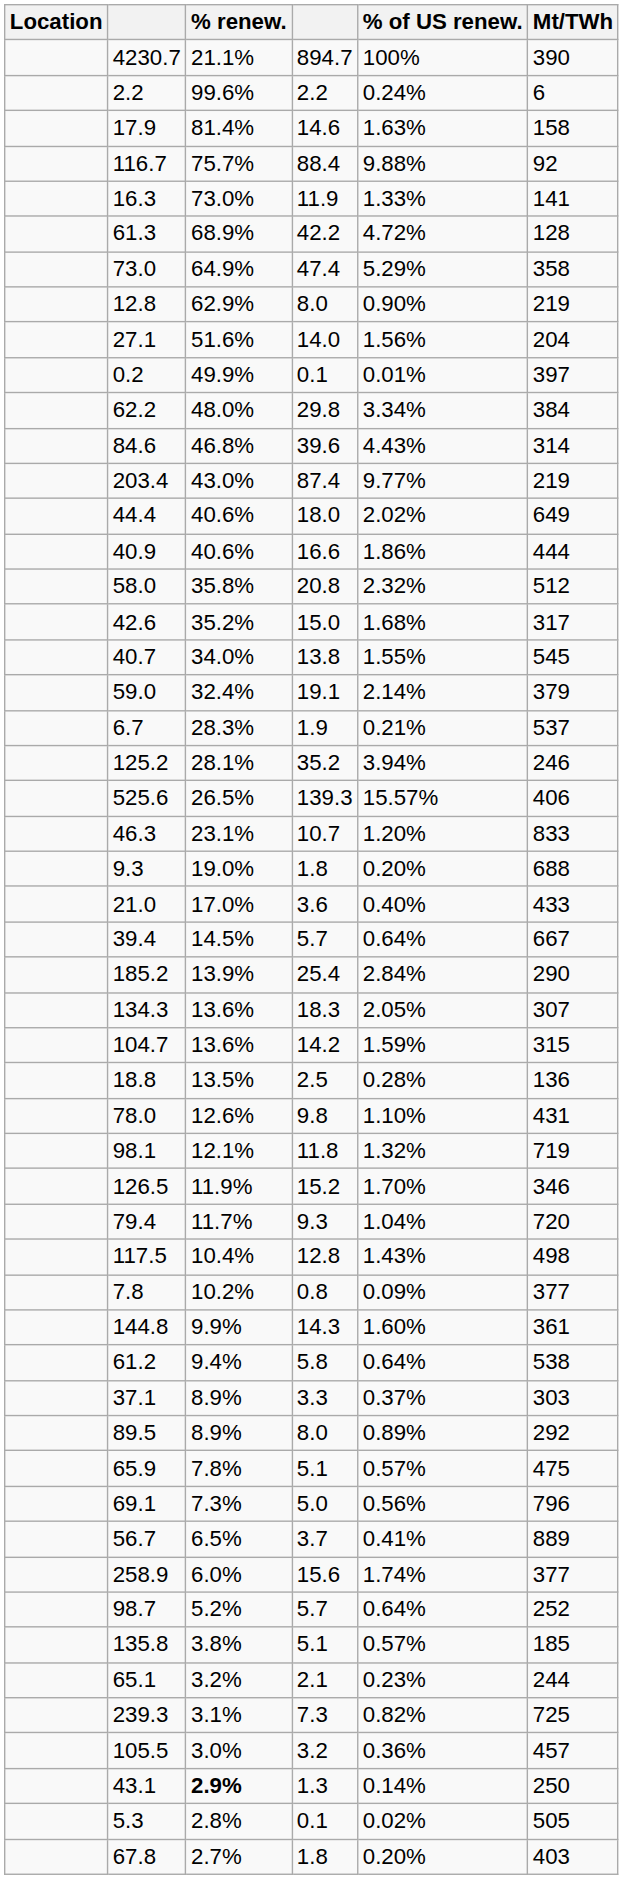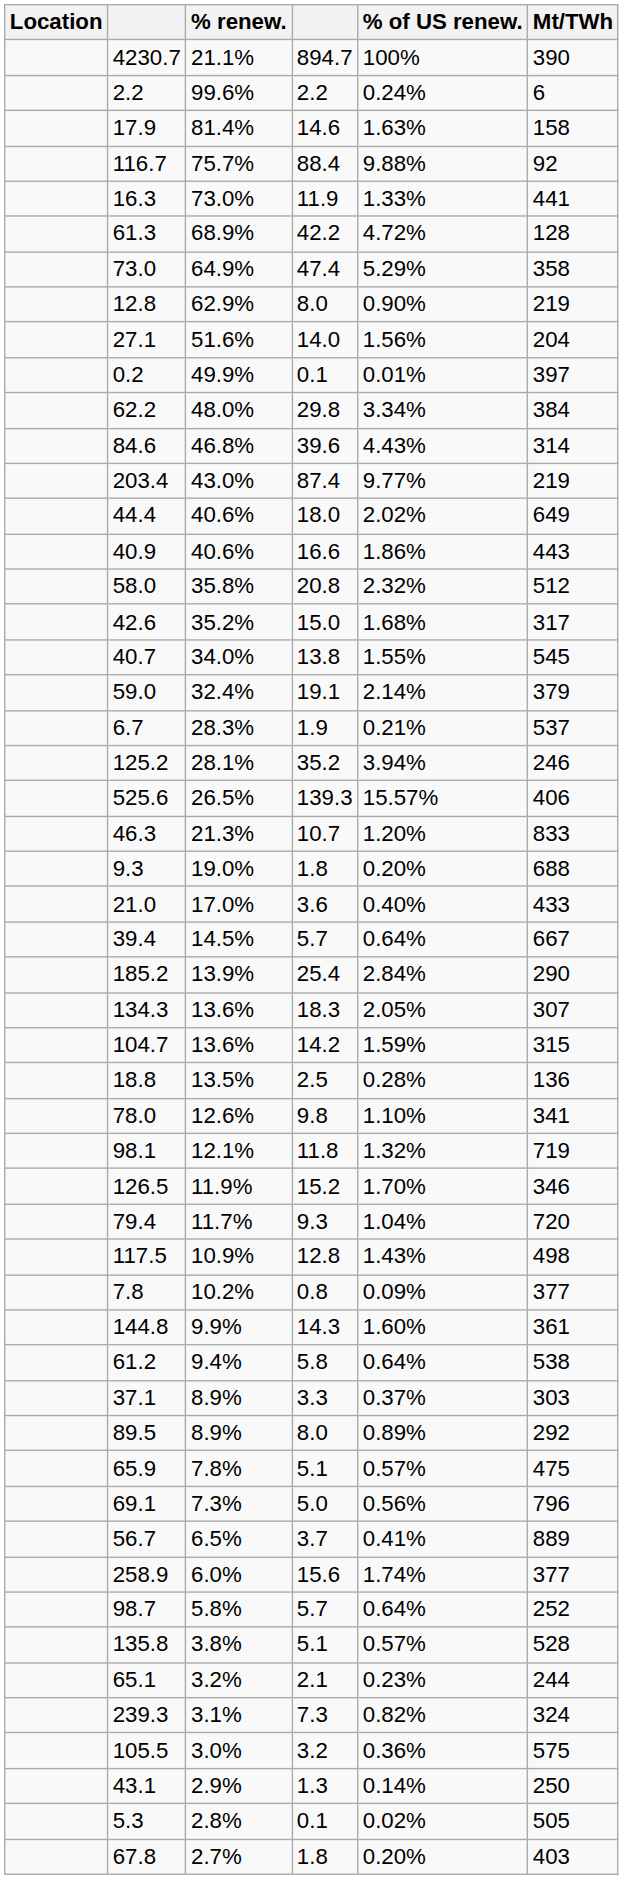(551, 198) 141 -> (551, 198) 441
(551, 551) 444 -> (551, 551) 443
(223, 833) 23.1% -> (223, 833) 21.3%
(551, 1115) 431 -> (551, 1115) 341
(223, 1256) 10.4% -> (223, 1256) 10.9%
(216, 1609) 5.2% -> (216, 1609) 5.8%
(551, 1644) 185 -> (551, 1644) 528
(551, 1715) 725 -> (551, 1715) 324
(551, 1750) 457 -> (551, 1750) 575
(216, 1785) bold -> (216, 1785) normal
